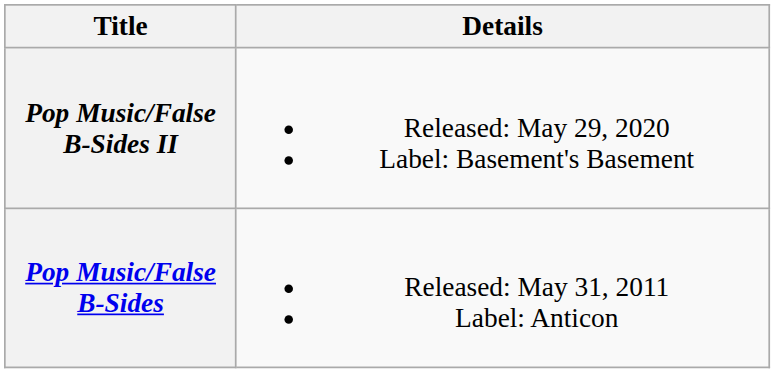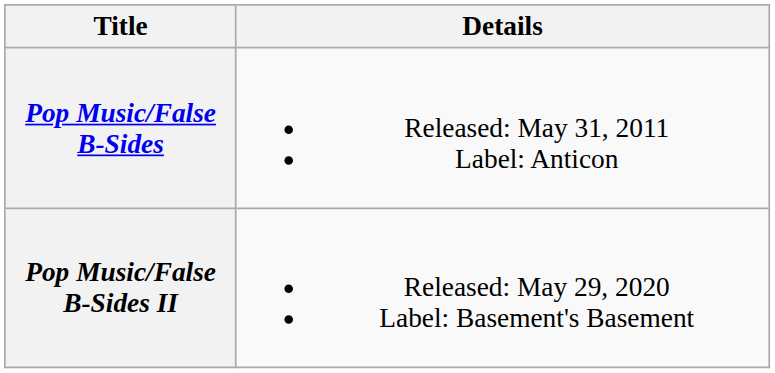rows swapped: (121, 287) <-> (121, 127)
